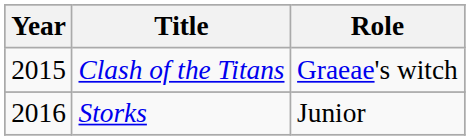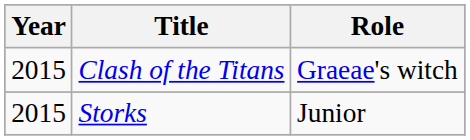(39, 112) 2016 -> (39, 112) 2015
